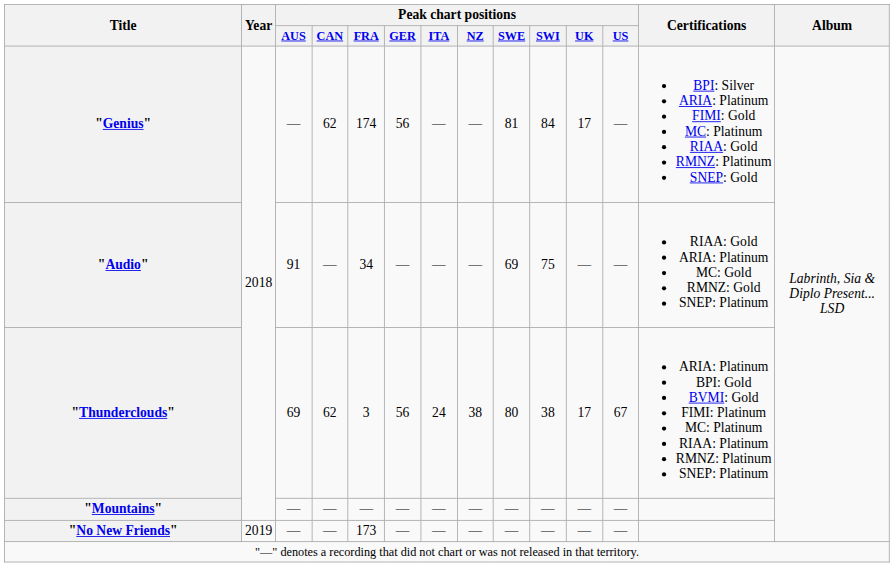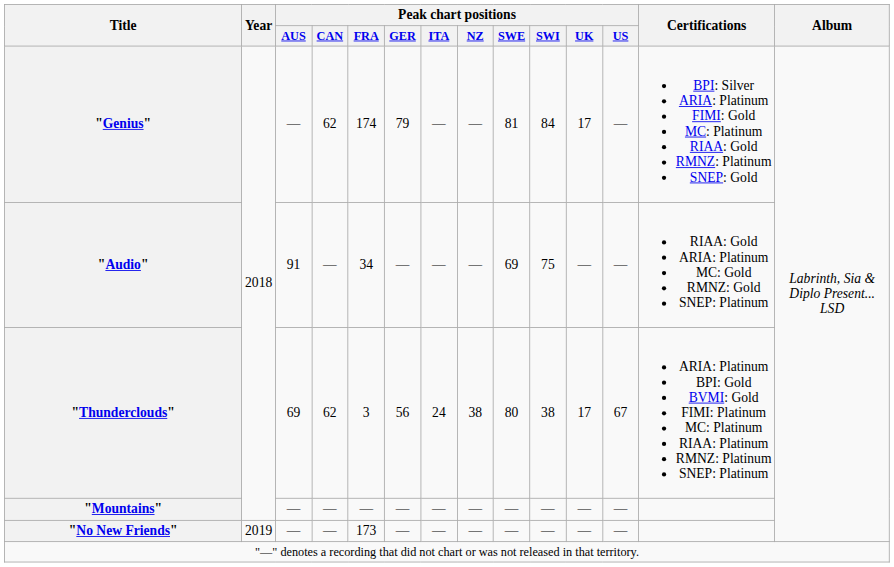(403, 124) 56 -> (403, 124) 79
